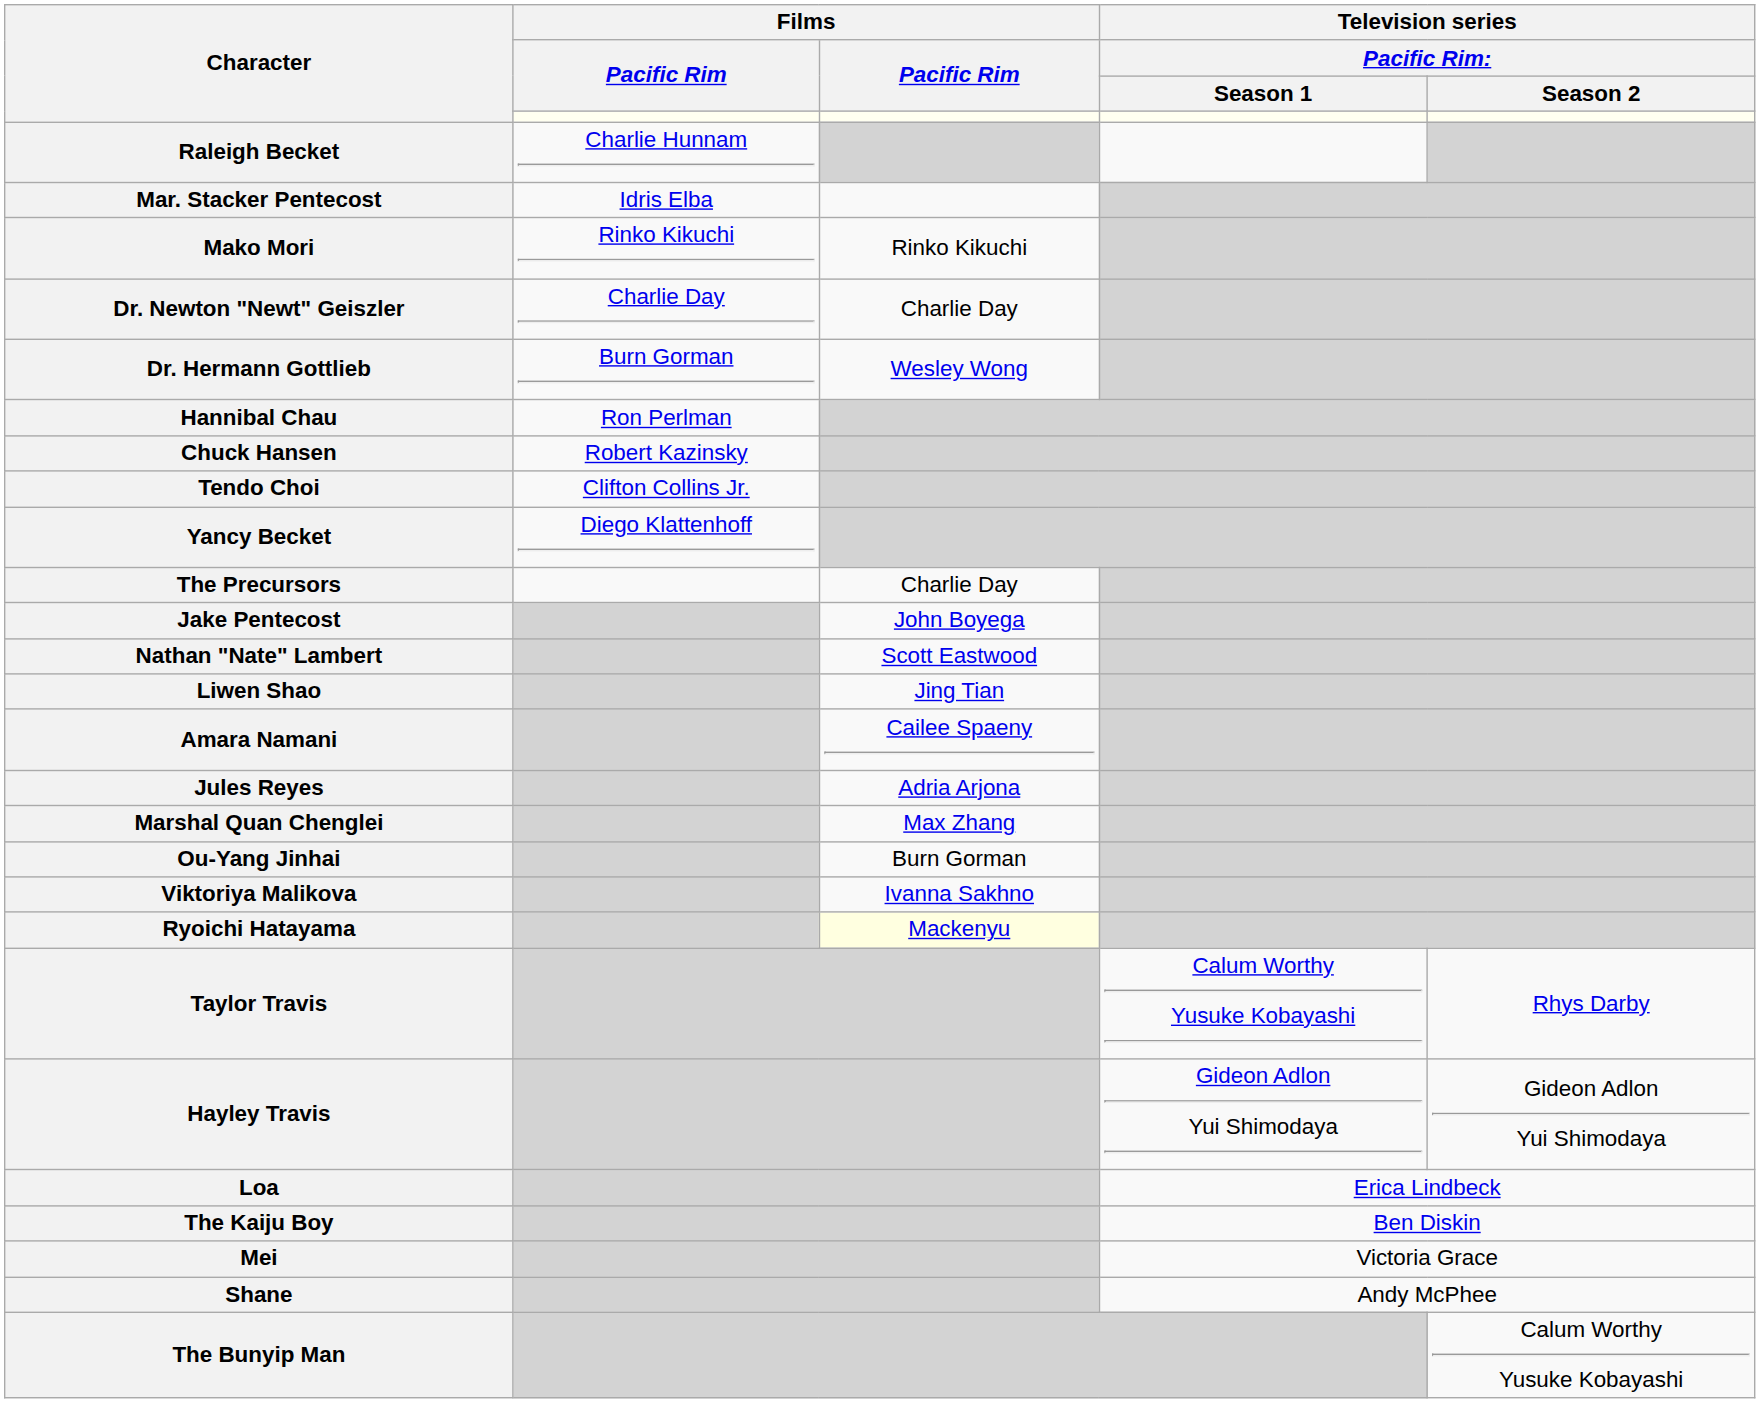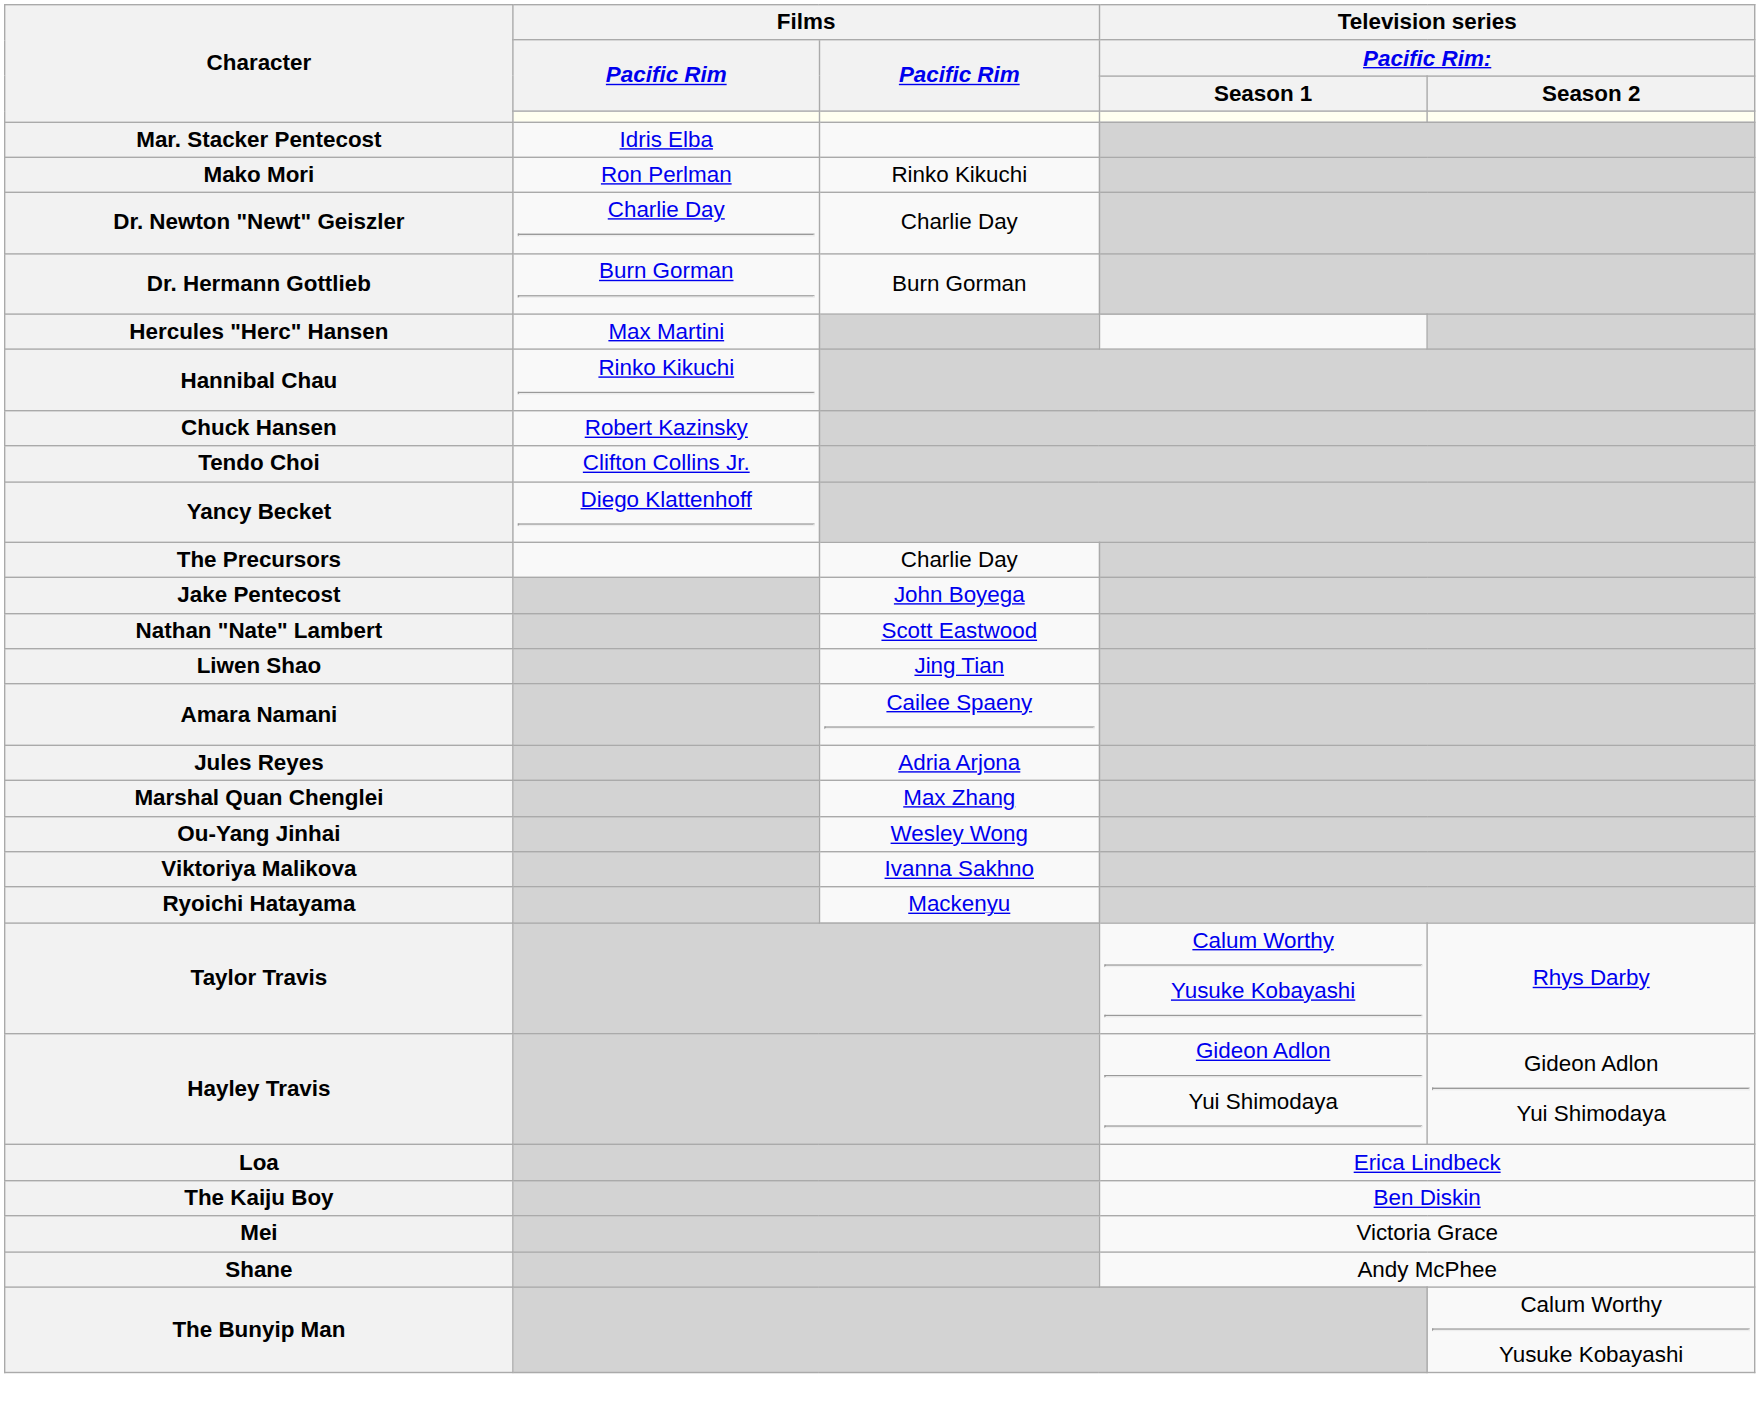- row: (259, 151)
(666, 243) Rinko Kikuchi -> (666, 174) Ron Perlman
(959, 369) Wesley Wong -> (959, 283) Burn Gorman
+ row: (259, 331)
(666, 417) Ron Perlman -> (666, 374) Rinko Kikuchi
(959, 858) Burn Gorman -> (959, 833) Wesley Wong
(959, 929) lightyellow background -> (959, 904) no background
